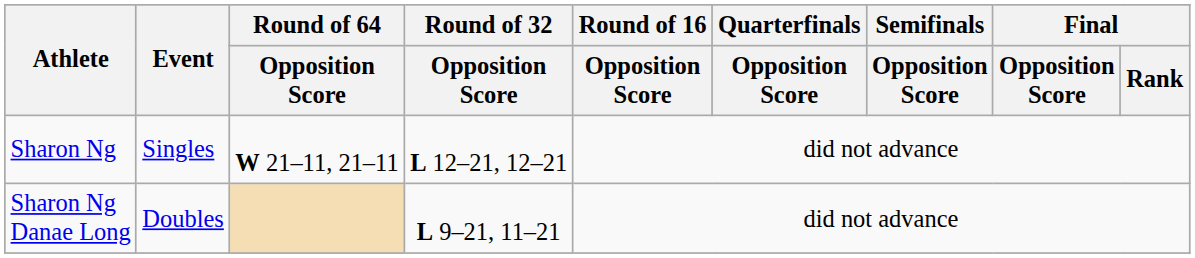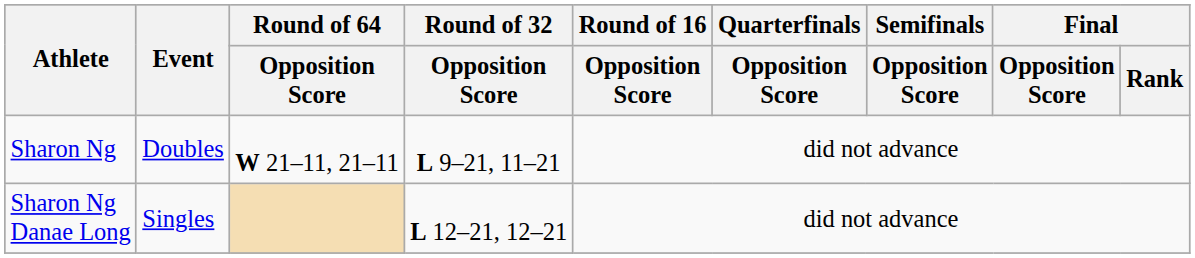(178, 149) Singles -> (183, 149) Doubles
(489, 163) L 12–21, 12–21 -> (489, 163) L 9–21, 11–21
(183, 218) Doubles -> (178, 218) Singles
(489, 232) L 9–21, 11–21 -> (489, 232) L 12–21, 12–21
